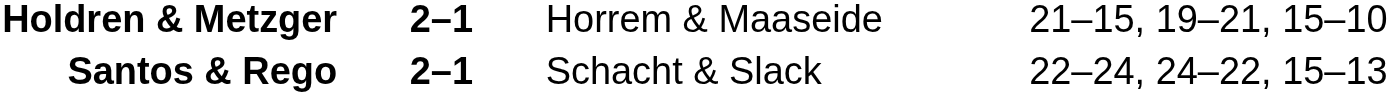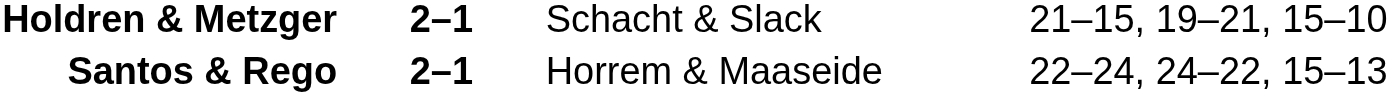(714, 19) Horrem & Maaseide -> (684, 19) Schacht & Slack
(684, 71) Schacht & Slack -> (714, 71) Horrem & Maaseide
